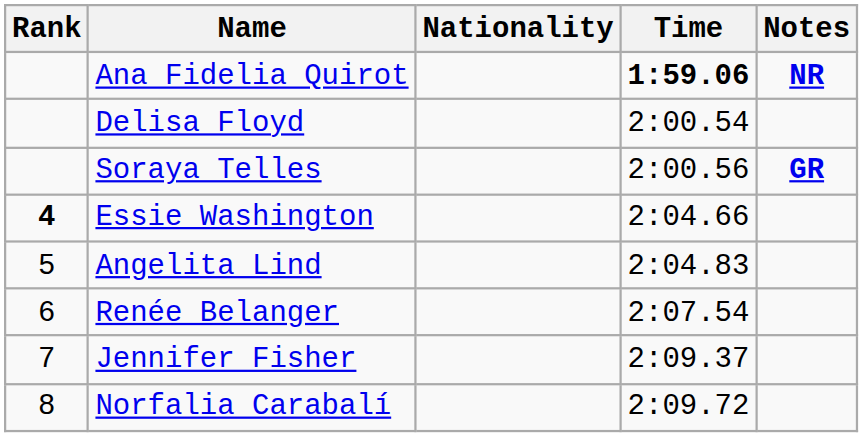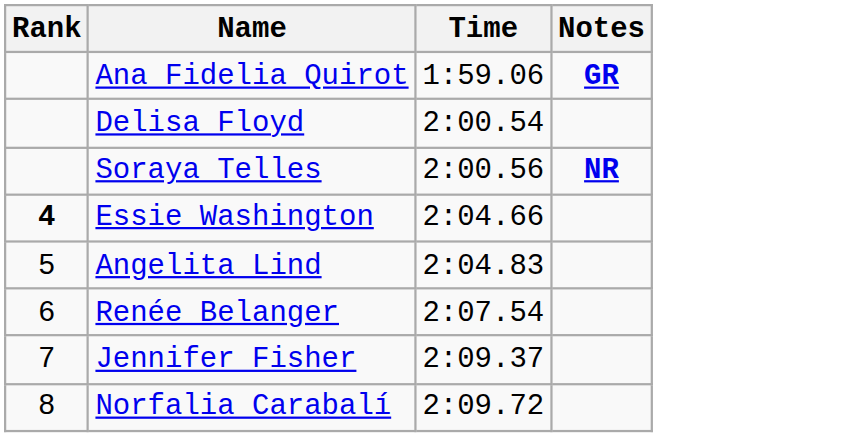- column: (518, 29)
(688, 76) bold -> (483, 76) normal
(807, 76) NR -> (601, 76) GR
(807, 170) GR -> (601, 170) NR
